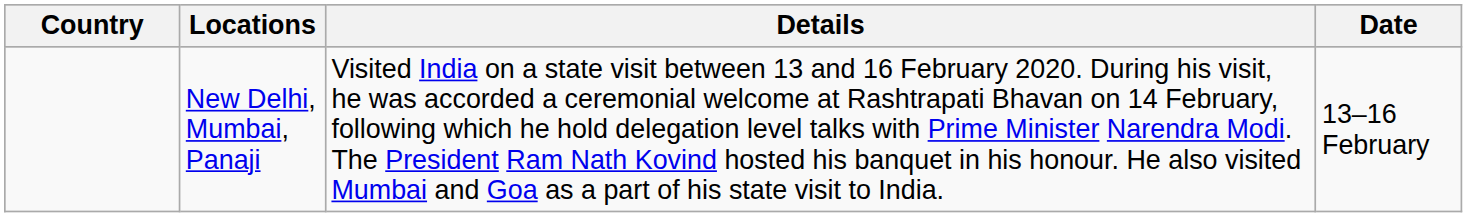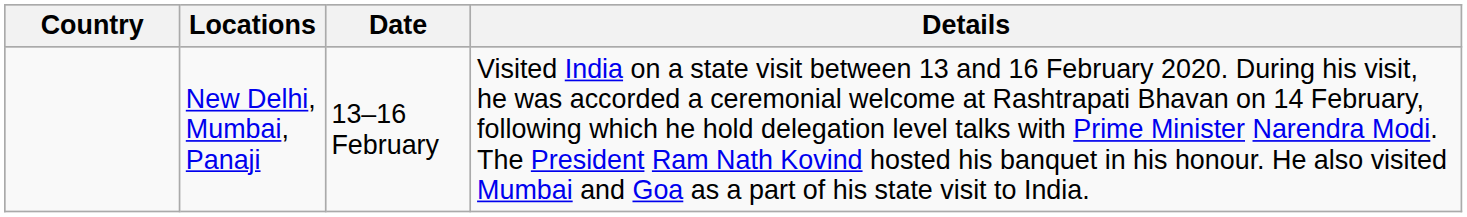columns swapped: (1389, 25) <-> (821, 25)
